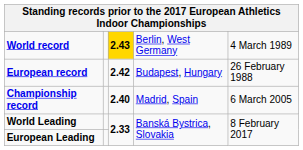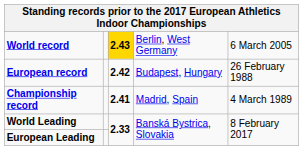(261, 45) 4 March 1989 -> (261, 45) 6 March 2005
(120, 100) 2.40 -> (120, 100) 2.41
(261, 100) 6 March 2005 -> (261, 100) 4 March 1989
